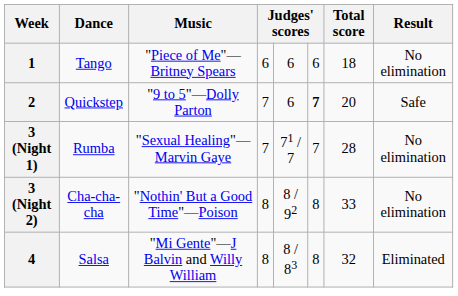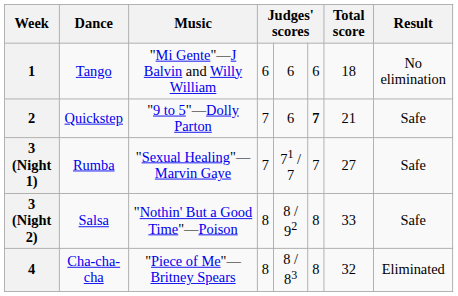(193, 63) "Piece of Me"—Britney Spears -> (193, 71) "Mi Gente"—J Balvin and Willy William
(349, 102) 20 -> (349, 118) 21
(349, 149) 28 -> (349, 165) 27
(413, 149) No elimination -> (413, 165) Safe
(94, 204) Cha-cha-cha -> (94, 220) Salsa
(413, 204) No elimination -> (413, 220) Safe
(94, 259) Salsa -> (94, 269) Cha-cha-cha
(193, 259) "Mi Gente"—J Balvin and Willy William -> (193, 269) "Piece of Me"—Britney Spears
